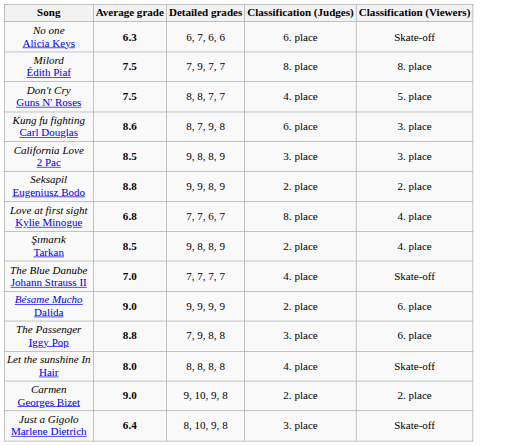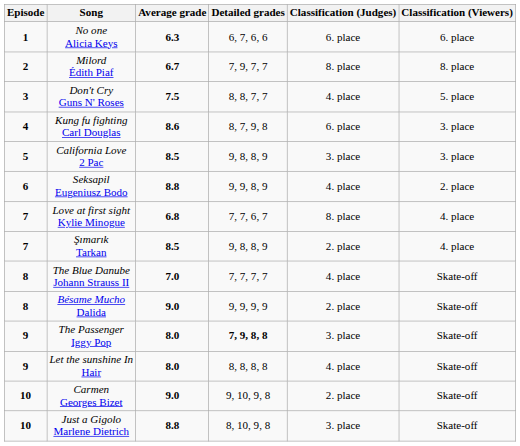+ column: (26, 13)
(415, 36) Skate-off -> (457, 36) 6. place
(130, 66) 7.5 -> (172, 66) 6.7
(301, 186) 2. place -> (343, 186) 4. place
(415, 306) 6. place -> (457, 306) Skate-off
(130, 336) 8.8 -> (172, 336) 8.0
(206, 336) normal -> (248, 336) bold
(415, 336) 6. place -> (457, 336) Skate-off
(415, 396) 2. place -> (457, 396) Skate-off
(130, 426) 6.4 -> (172, 426) 8.8
